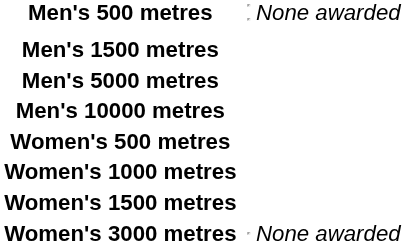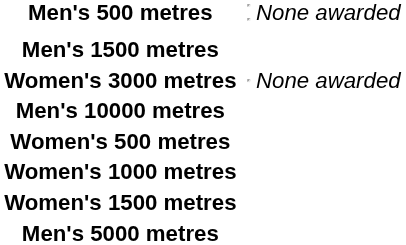rows swapped: (120, 80) <-> (120, 233)
